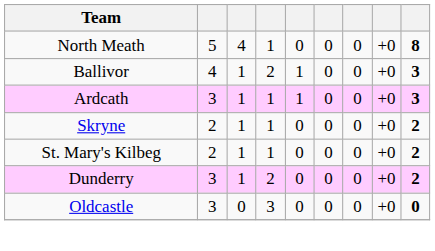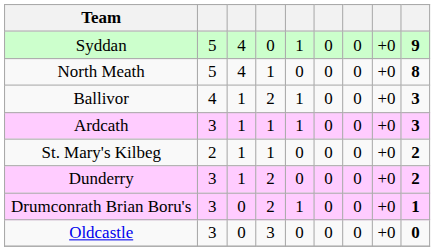+ row: (101, 44)
- row: (101, 125)
+ row: (101, 206)
